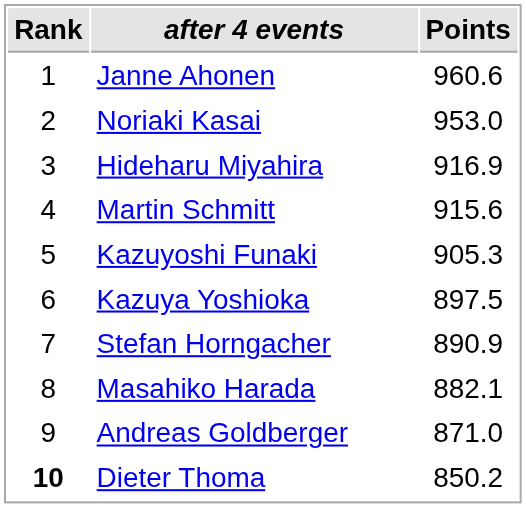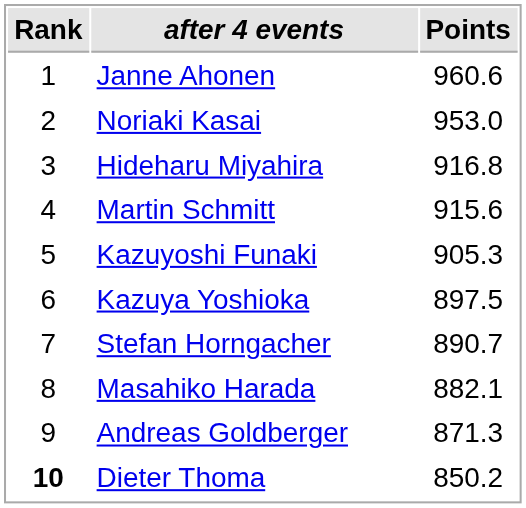(468, 165) 916.9 -> (468, 165) 916.8
(468, 344) 890.9 -> (468, 344) 890.7
(468, 433) 871.0 -> (468, 433) 871.3
